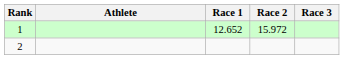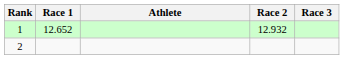columns swapped: (121, 12) <-> (228, 12)
(272, 29) 15.972 -> (272, 29) 12.932
